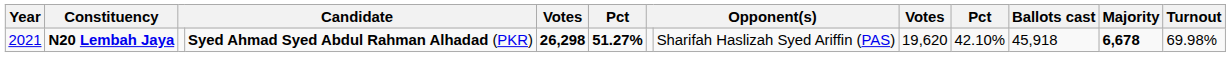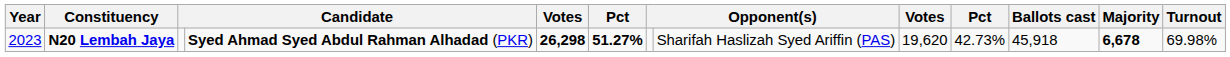(25, 40) 2021 -> (25, 40) 2023
(980, 40) 42.10% -> (980, 40) 42.73%
